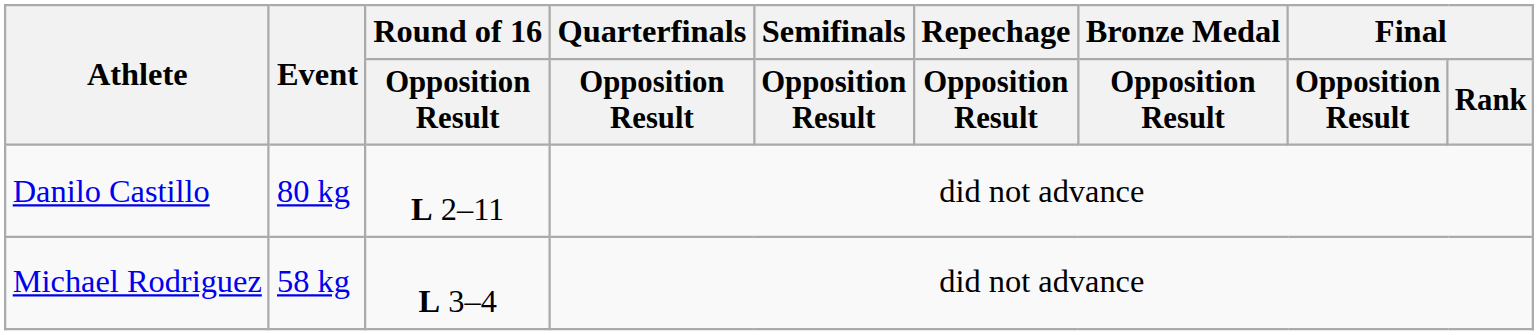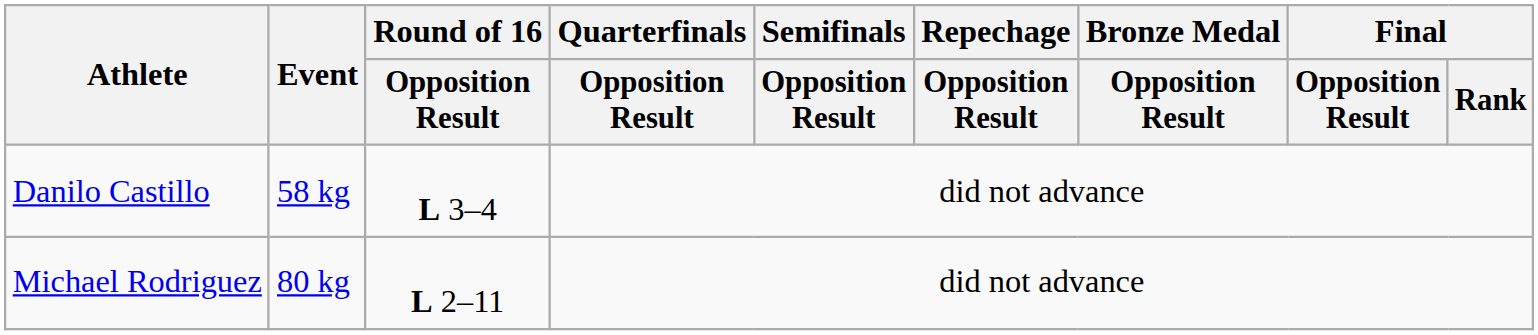(313, 190) 80 kg -> (313, 190) 58 kg
(458, 209) L 2–11 -> (458, 209) L 3–4
(313, 282) 58 kg -> (313, 282) 80 kg
(458, 301) L 3–4 -> (458, 301) L 2–11
